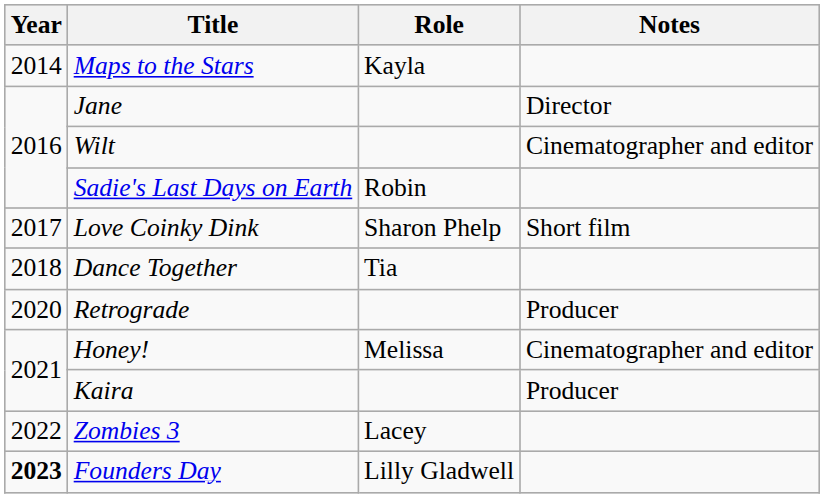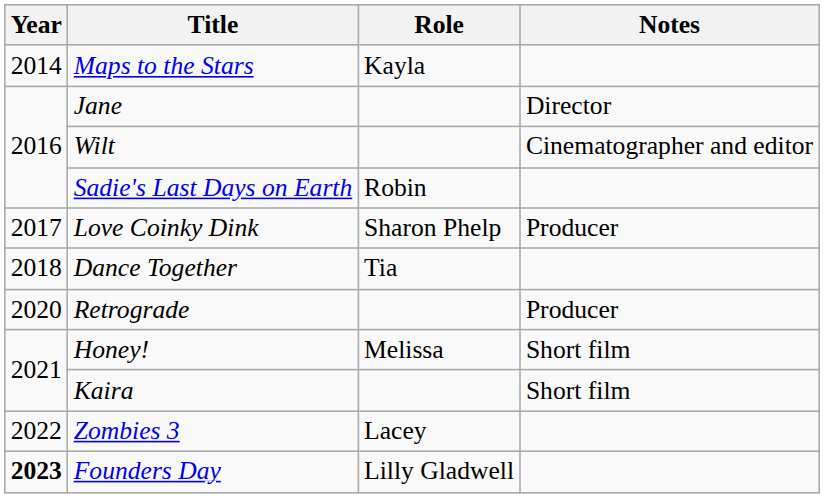(578, 227) Short film -> (572, 227) Producer
(669, 349) Cinematographer and editor -> (578, 349) Short film
(572, 390) Producer -> (578, 390) Short film
